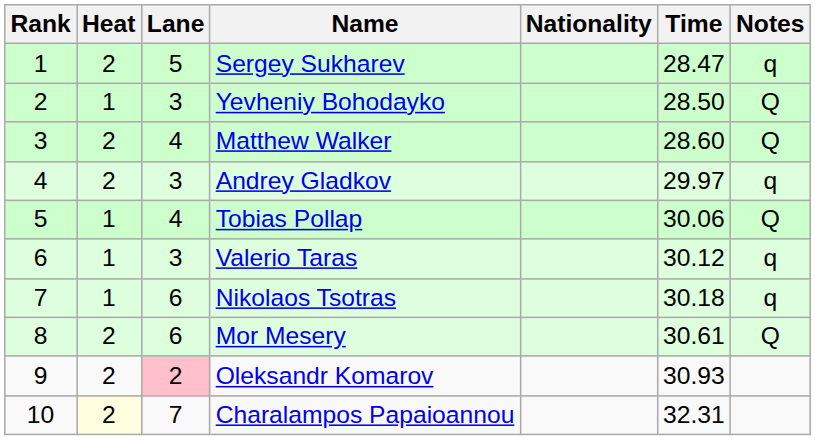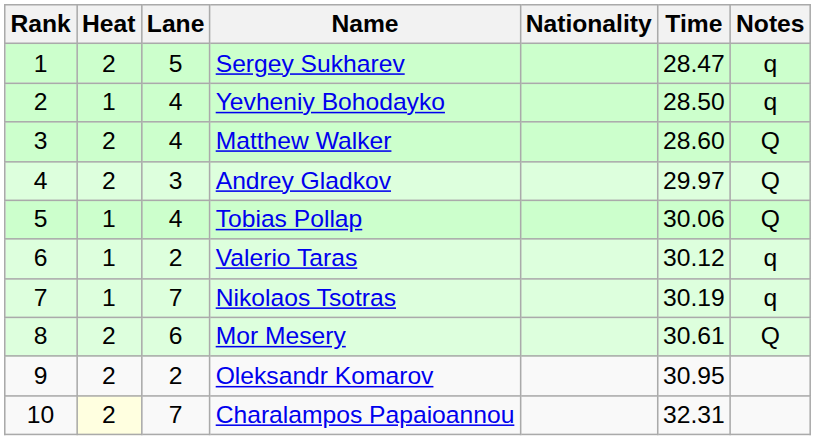(176, 102) 3 -> (176, 102) 4
(770, 102) Q -> (770, 102) q
(770, 180) q -> (770, 180) Q
(176, 258) 3 -> (176, 258) 2
(176, 297) 6 -> (176, 297) 7
(694, 297) 30.18 -> (694, 297) 30.19
(176, 375) pink background -> (176, 375) no background
(694, 375) 30.93 -> (694, 375) 30.95
